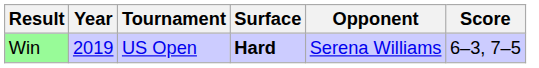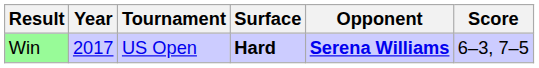(93, 47) 2019 -> (93, 47) 2017
(376, 47) normal -> (380, 47) bold
